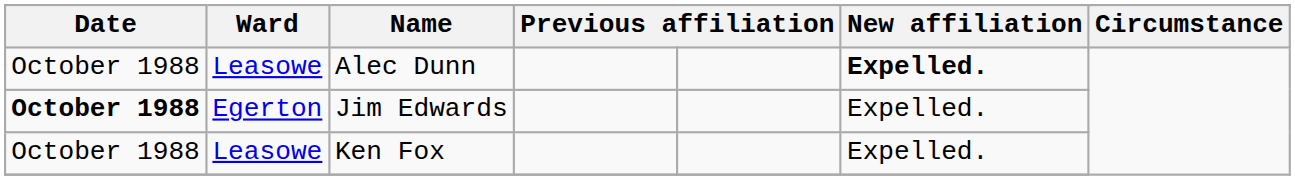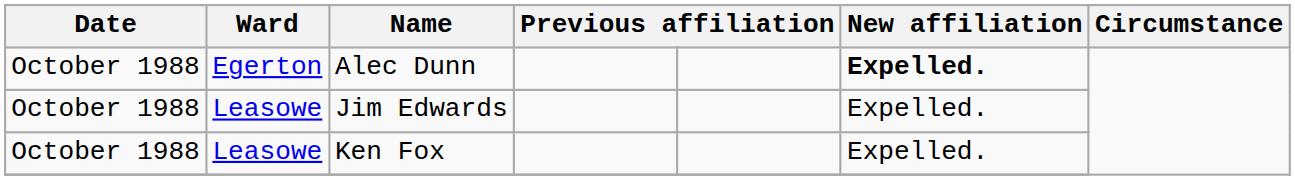(267, 69) Leasowe -> (267, 69) Egerton
(106, 111) bold -> (106, 111) normal
(267, 111) Egerton -> (267, 111) Leasowe
